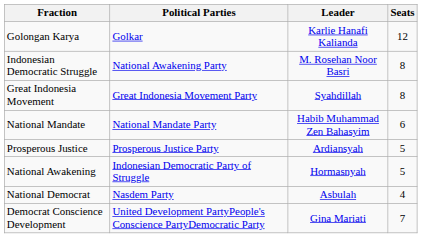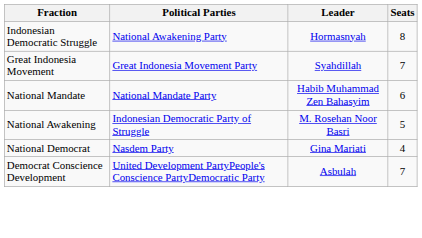- row: (43, 36)
(338, 65) M. Rosehan Noor Basri -> (338, 36) Hormasnyah
(402, 95) 8 -> (402, 65) 7
- row: (47, 148)
(338, 171) Hormasnyah -> (338, 124) M. Rosehan Noor Basri
(338, 195) Asbulah -> (338, 148) Gina Mariati
(338, 218) Gina Mariati -> (338, 171) Asbulah
